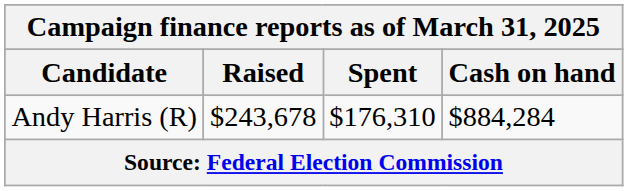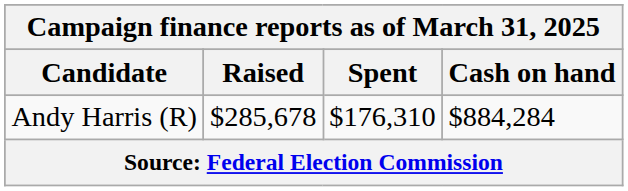(263, 116) $243,678 -> (263, 116) $285,678
